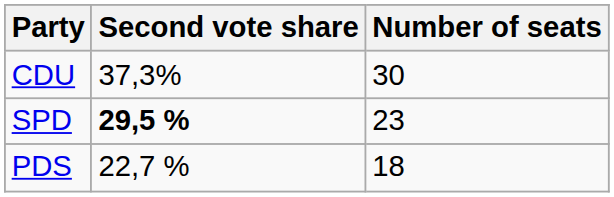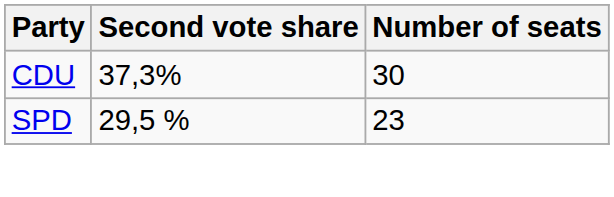(144, 120) bold -> (144, 120) normal
- row: (42, 167)
